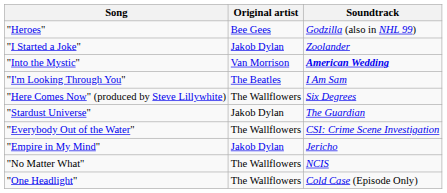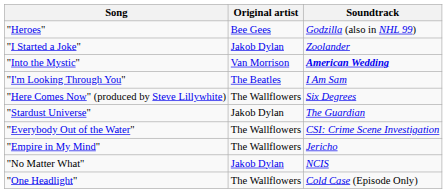(257, 146) Jakob Dylan -> (266, 146) The Wallflowers
(266, 163) The Wallflowers -> (257, 163) Jakob Dylan
